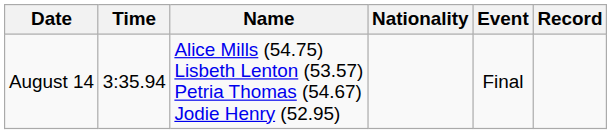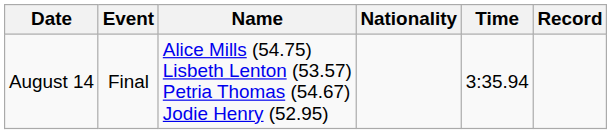columns swapped: (503, 19) <-> (134, 19)
